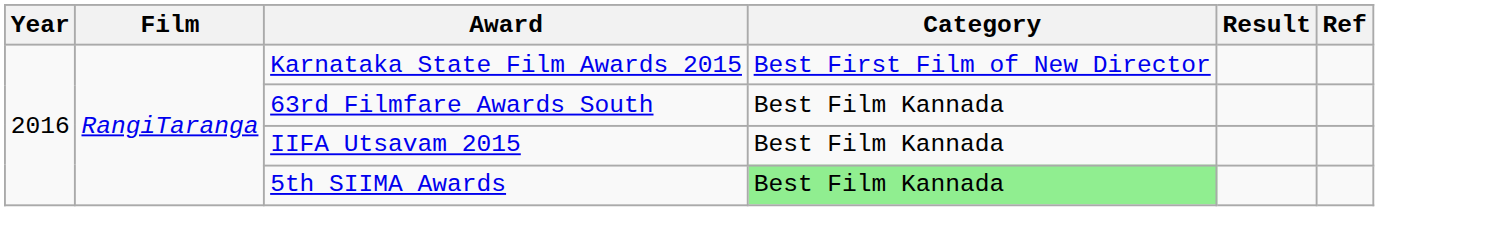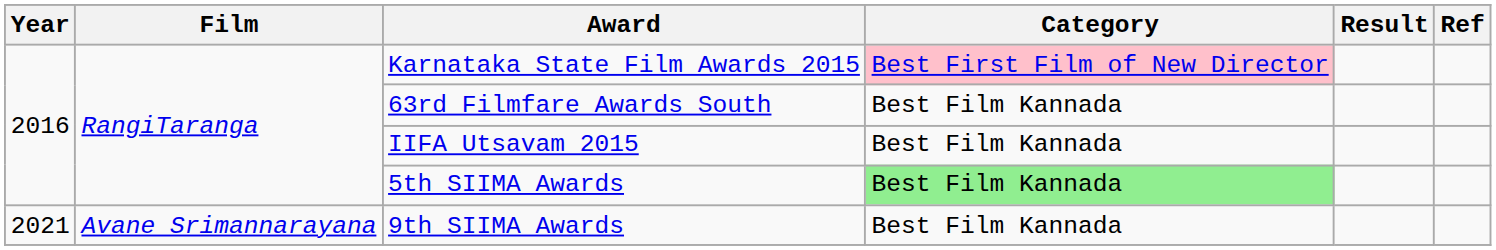(982, 65) no background -> (1100, 65) pink background
+ row: (506, 225)
